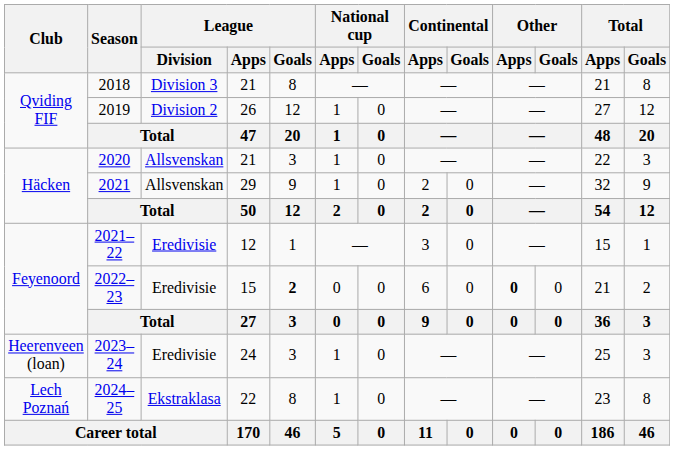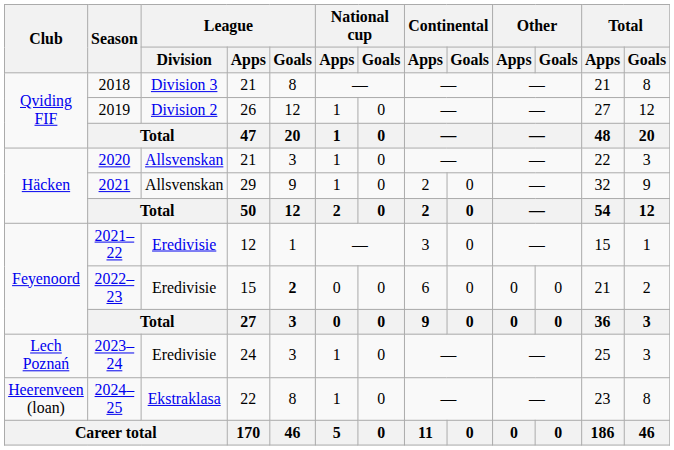(514, 287) bold -> (514, 287) normal
(46, 355) Heerenveen (loan) -> (46, 355) Lech Poznań
(46, 398) Lech Poznań -> (46, 398) Heerenveen (loan)
